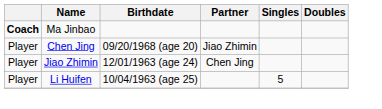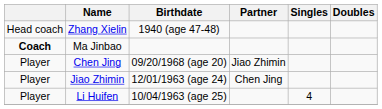+ row: (97, 29)
(280, 79) 5 -> (309, 96) 4
